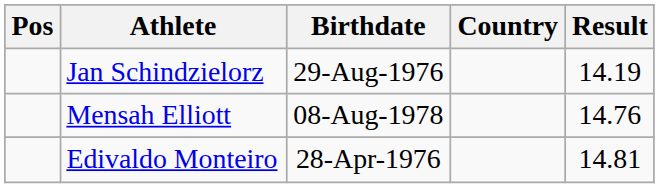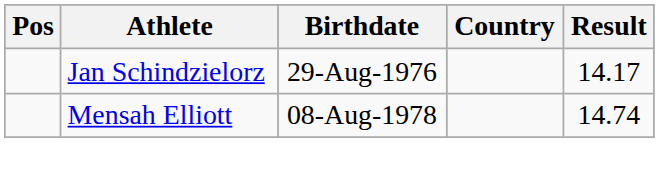(610, 70) 14.19 -> (609, 70) 14.17
(610, 114) 14.76 -> (609, 114) 14.74
- row: (172, 159)
